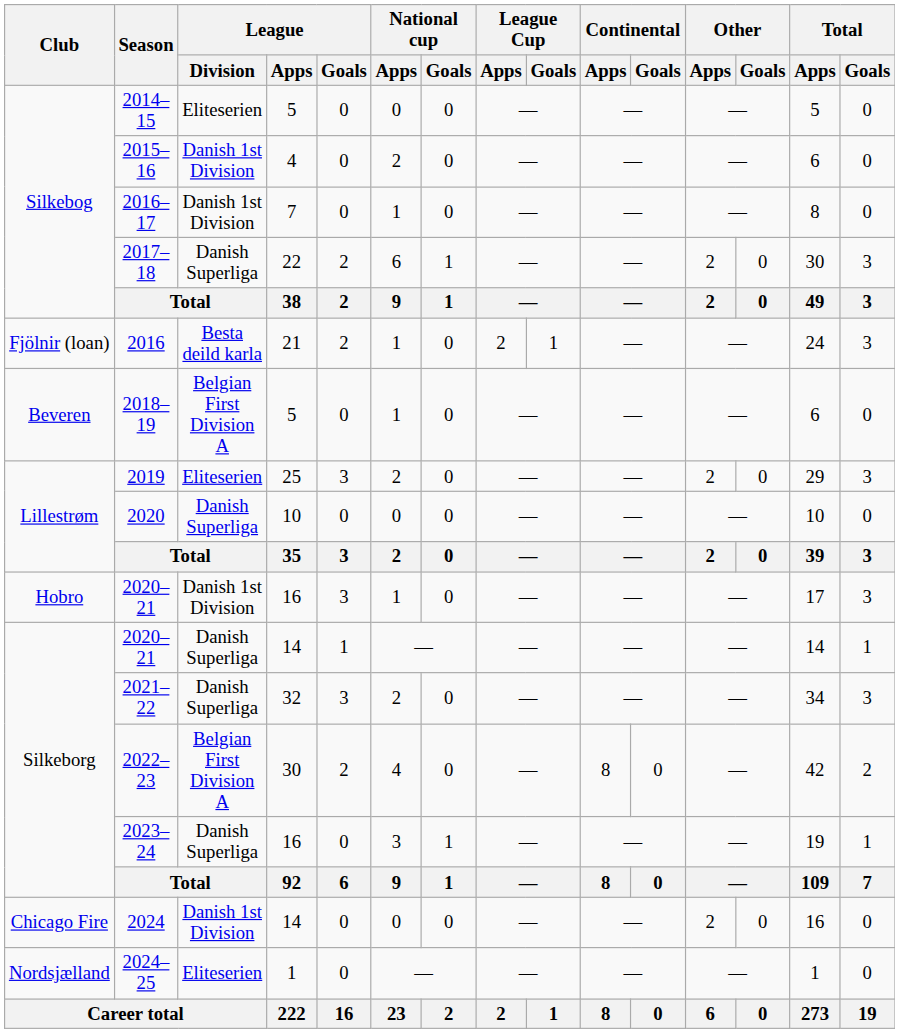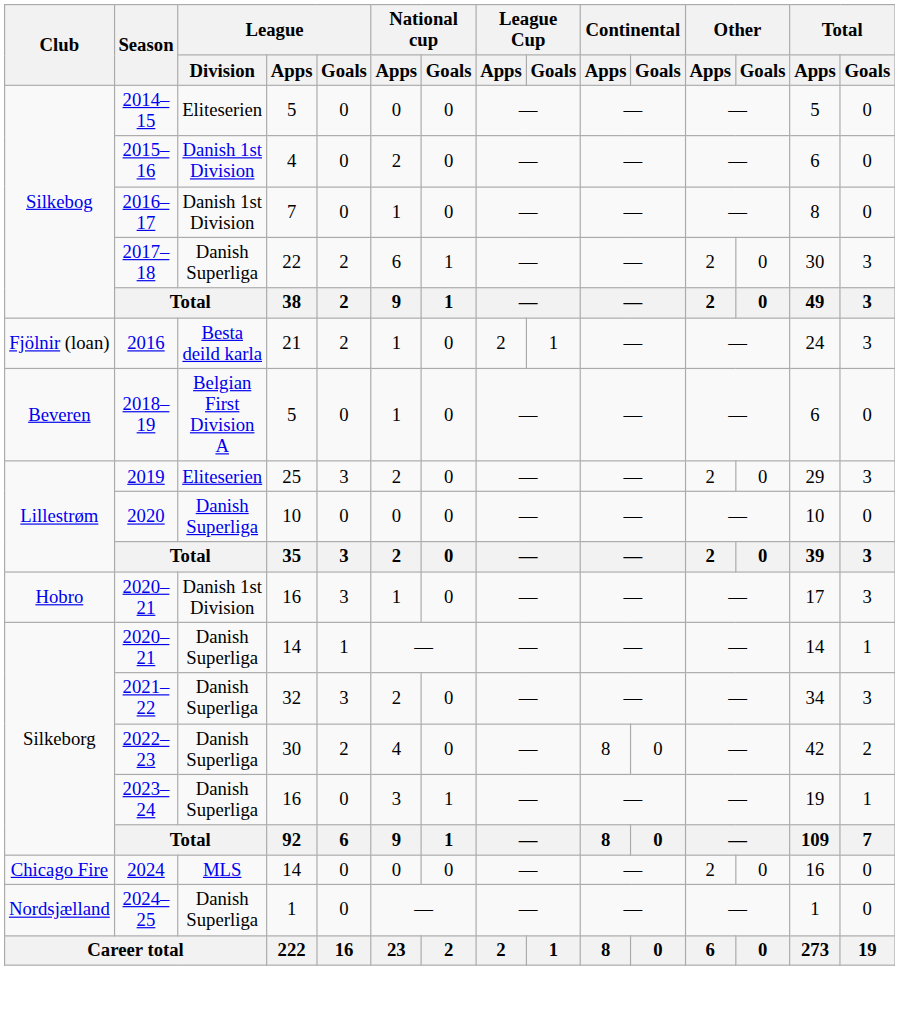(222, 770) Belgian First Division A -> (222, 748) Danish Superliga
(222, 922) Danish 1st Division -> (222, 869) MLS
(222, 973) Eliteserien -> (222, 909) Danish Superliga
